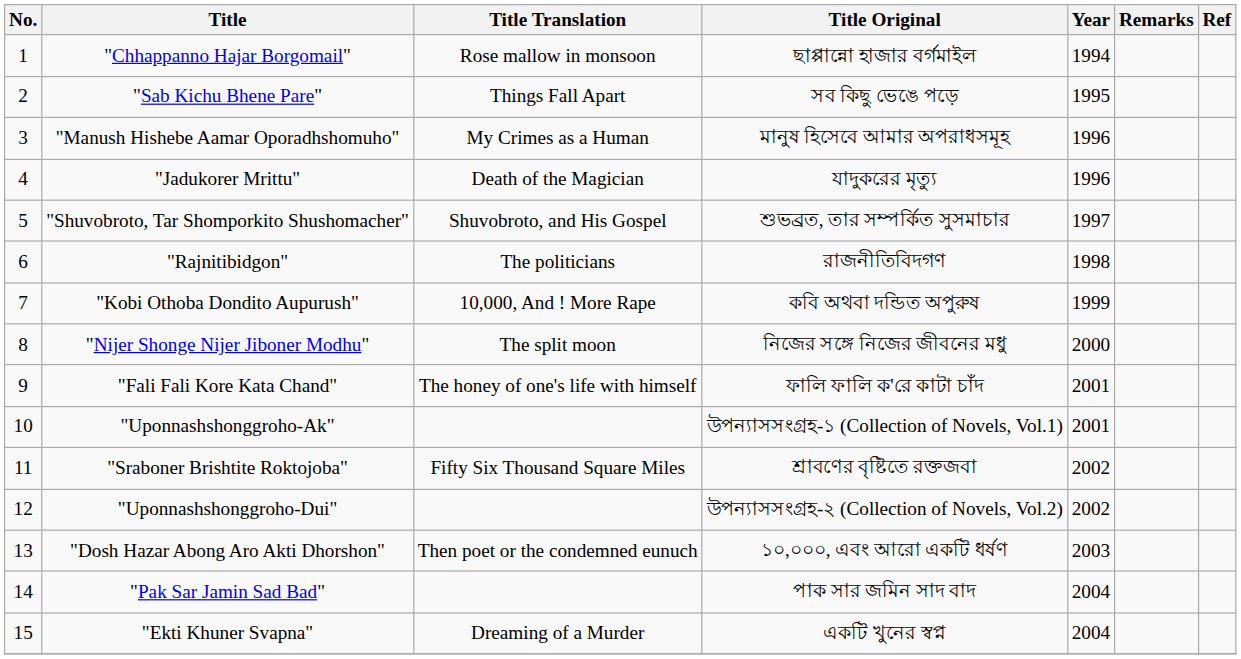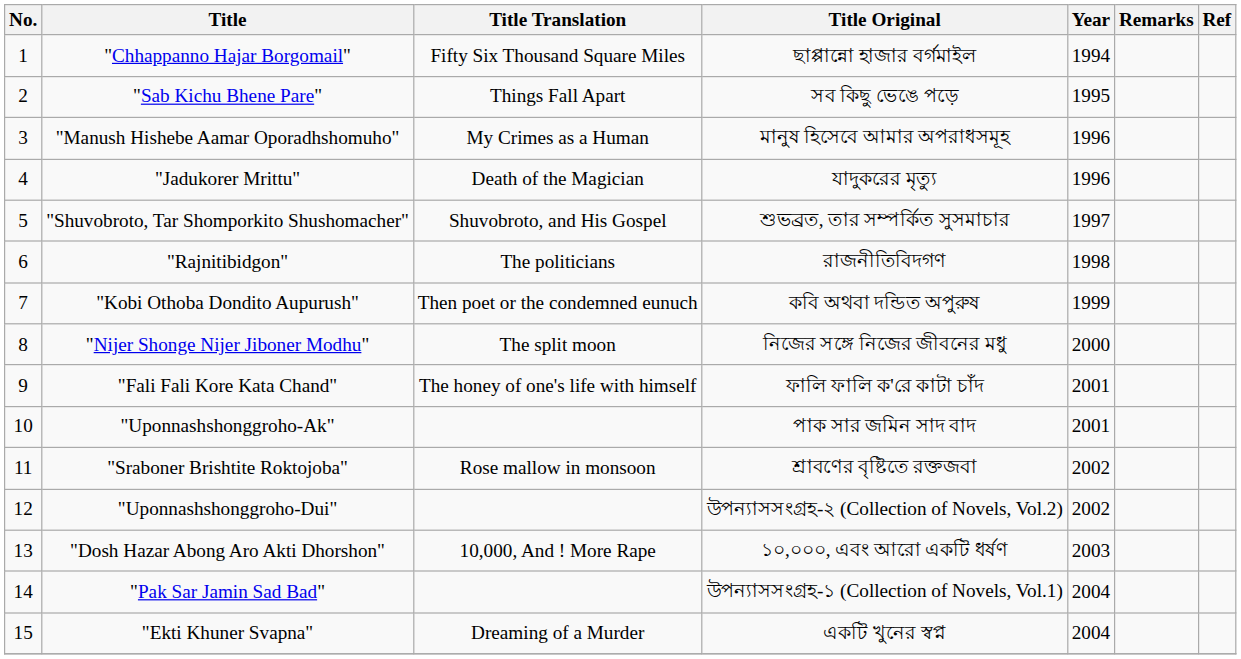(558, 55) Rose mallow in monsoon -> (558, 55) Fifty Six Thousand Square Miles
(558, 303) 10,000, And ! More Rape -> (558, 303) Then poet or the condemned eunuch
(885, 426) উপন্যাসসংগ্রহ-১ (Collection of Novels, Vol.1) -> (885, 426) পাক সার জমিন সাদ বাদ
(558, 468) Fifty Six Thousand Square Miles -> (558, 468) Rose mallow in monsoon
(558, 550) Then poet or the condemned eunuch -> (558, 550) 10,000, And ! More Rape
(885, 591) পাক সার জমিন সাদ বাদ -> (885, 591) উপন্যাসসংগ্রহ-১ (Collection of Novels, Vol.1)
